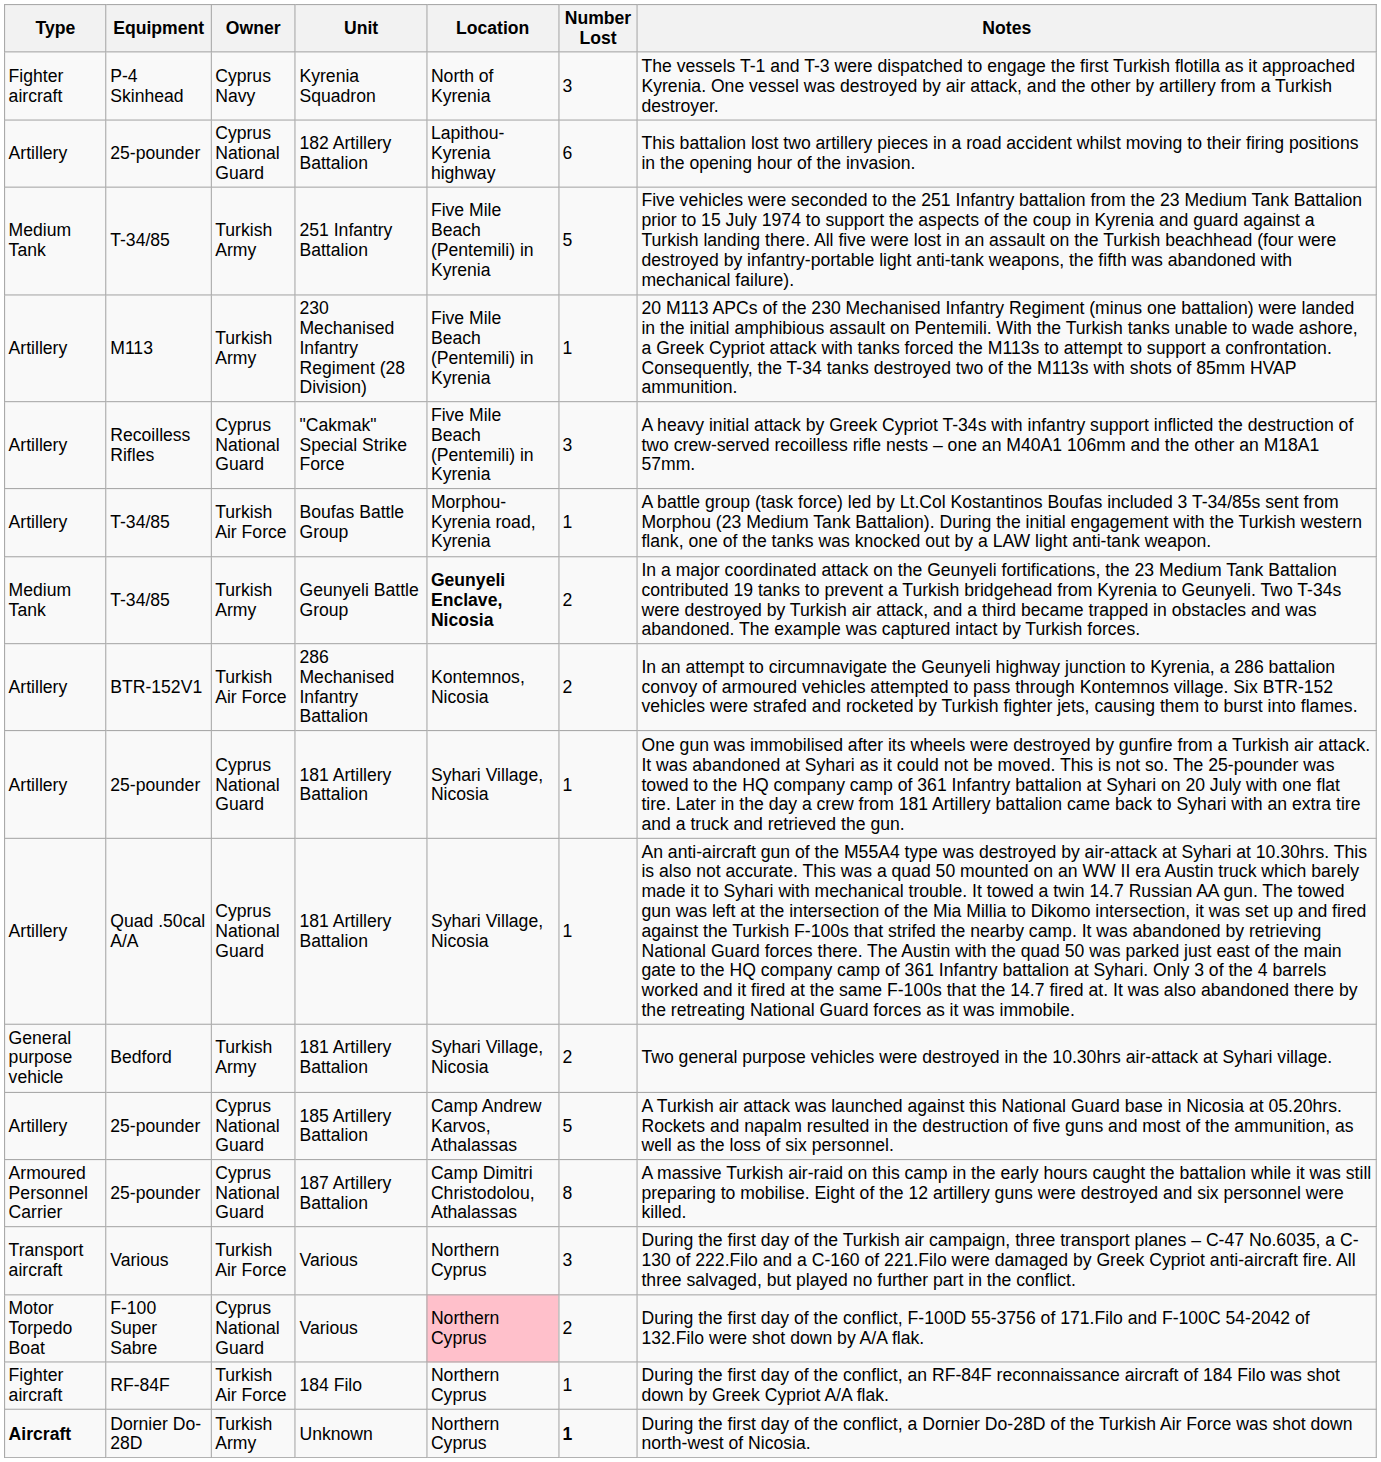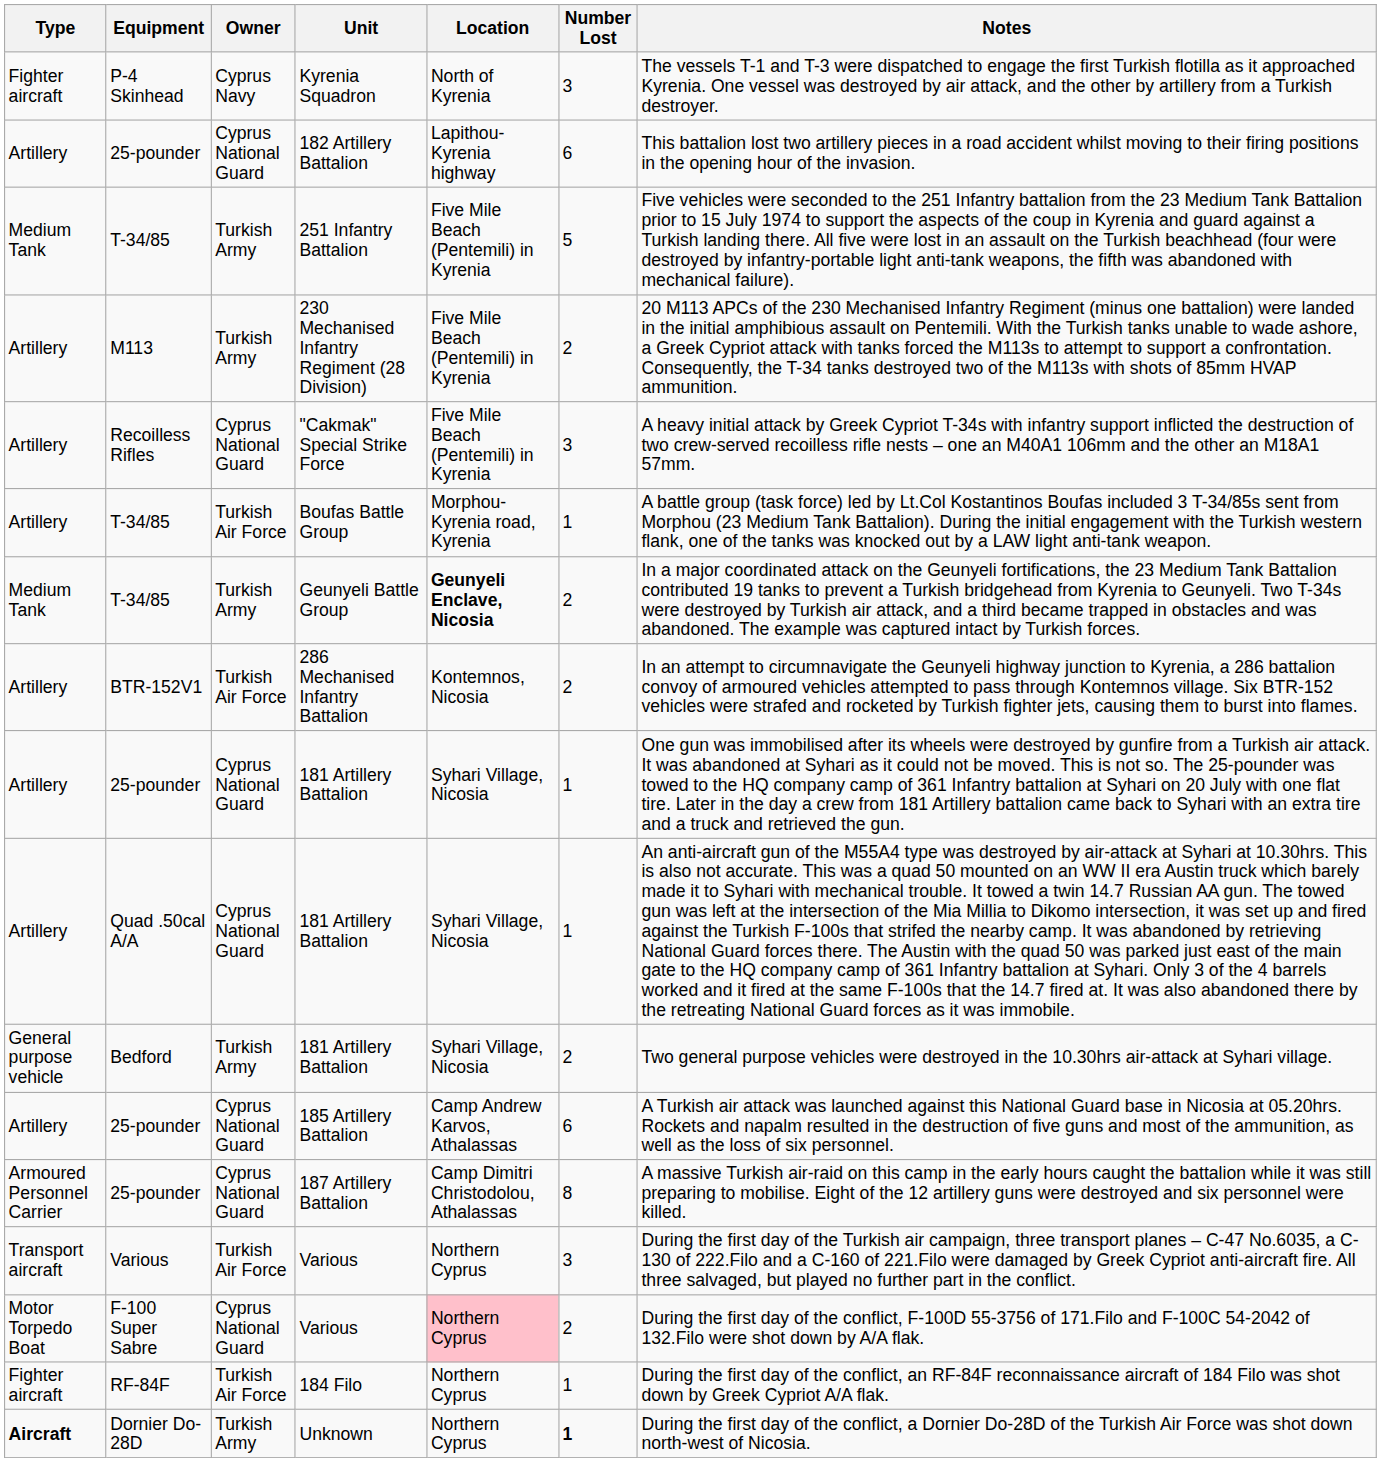(567, 347) 1 -> (567, 347) 2
(567, 1125) 5 -> (567, 1125) 6
